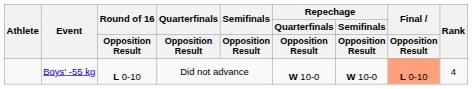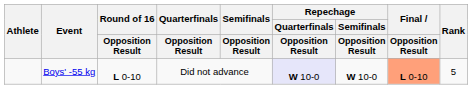(304, 77) no background -> (304, 77) lavender background
(453, 72) 4 -> (453, 72) 5
